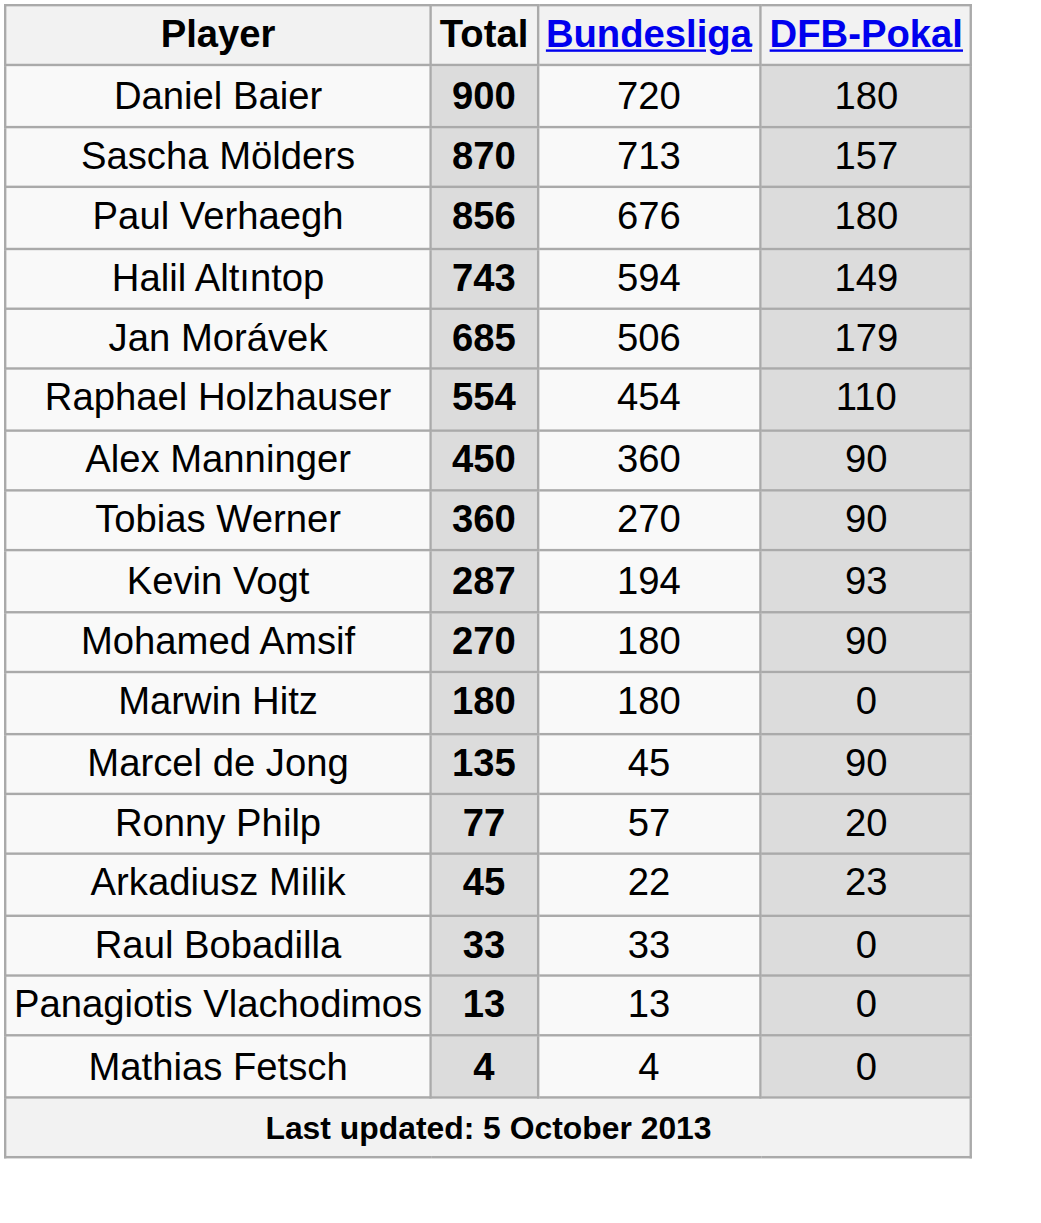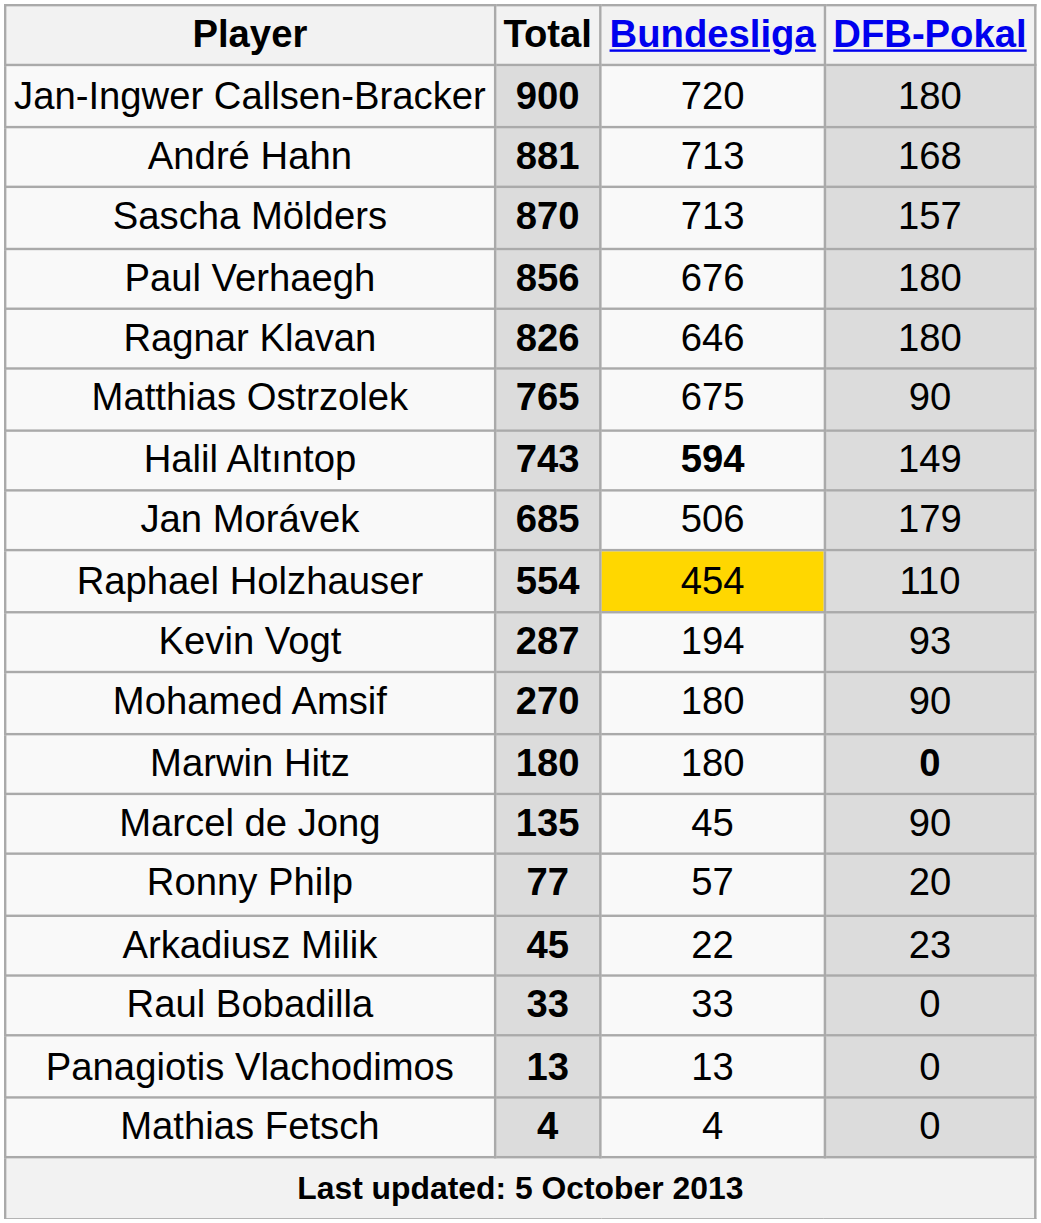- row: (218, 95)
+ row: (250, 95)
+ row: (250, 156)
+ row: (250, 338)
+ row: (250, 398)
(649, 277) normal -> (713, 459) bold
(649, 398) no background -> (713, 580) gold background
- row: (218, 459)
- row: (218, 519)
(866, 701) normal -> (930, 762) bold
